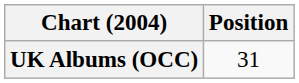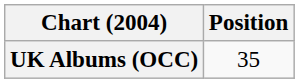(249, 59) 31 -> (249, 59) 35
